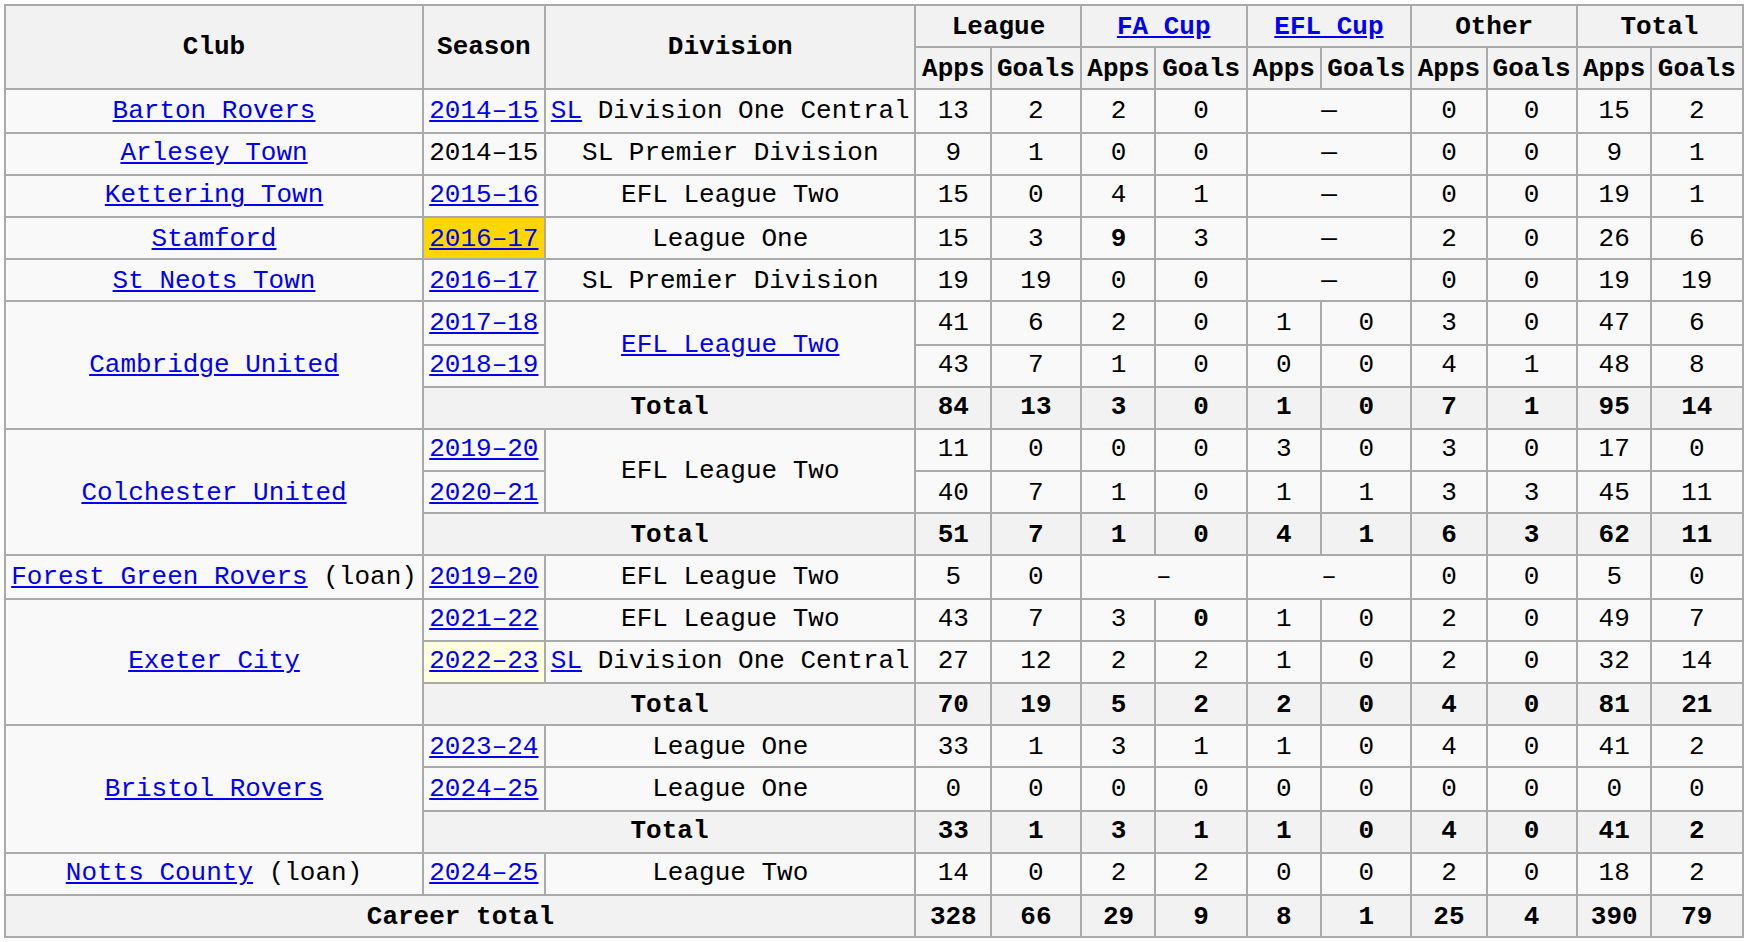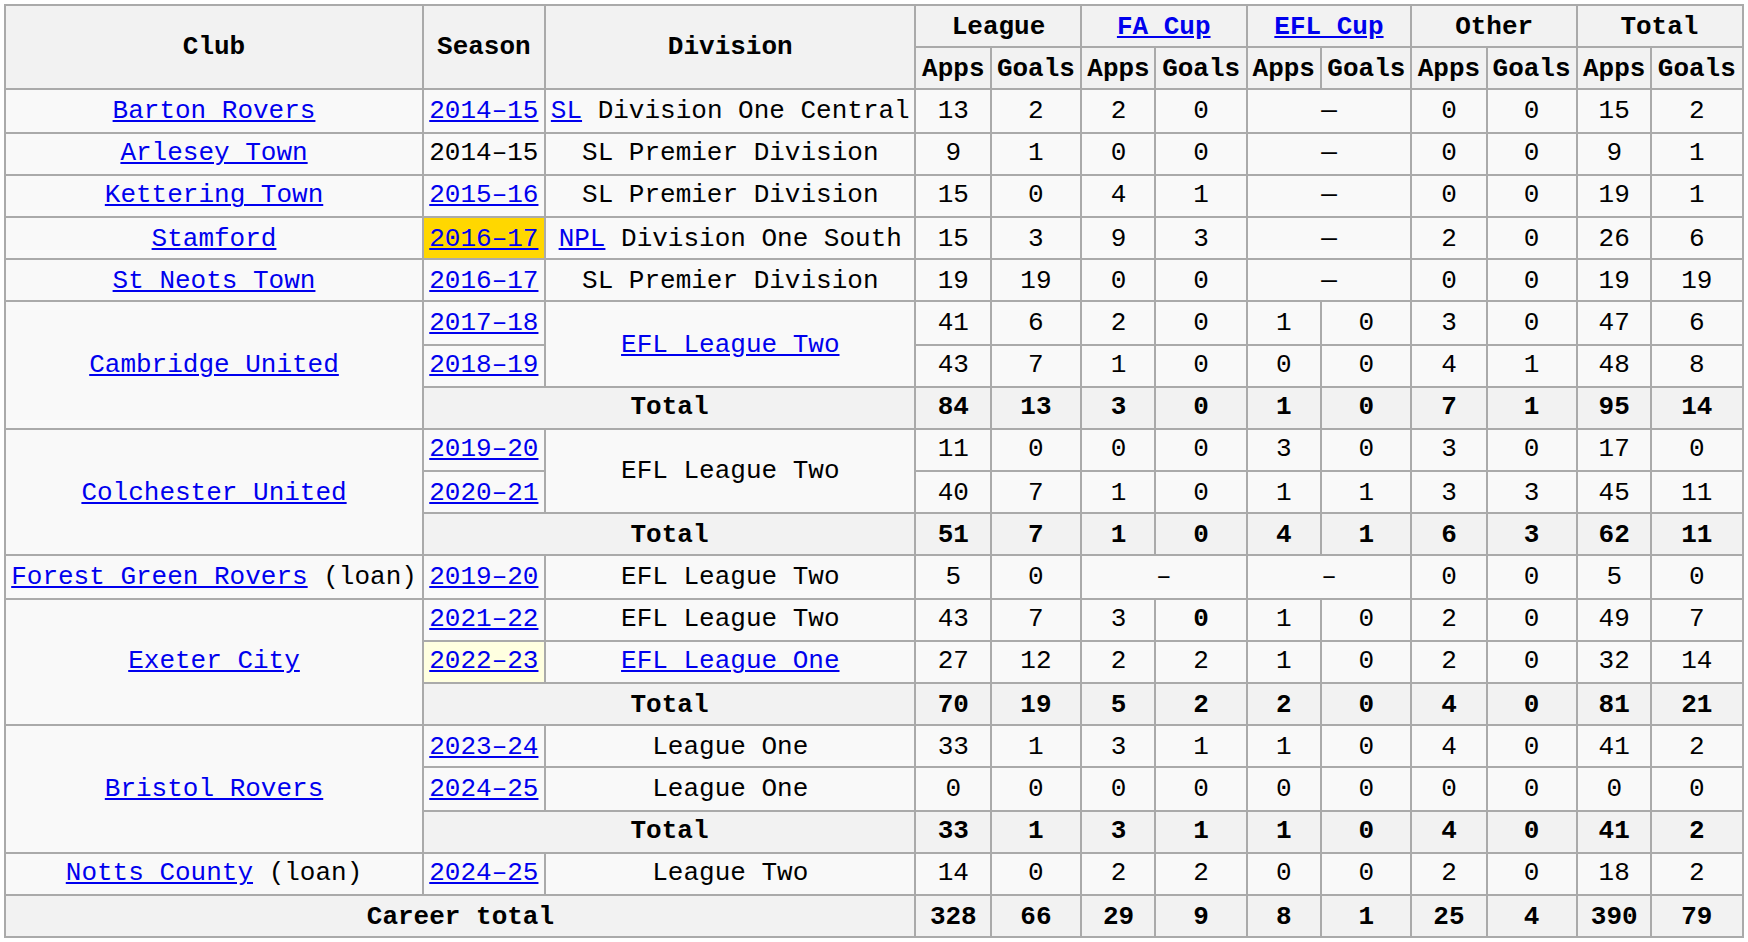(730, 196) EFL League Two -> (730, 196) SL Premier Division
(730, 238) League One -> (730, 238) NPL Division One South
(1119, 238) bold -> (1119, 238) normal
(730, 662) SL Division One Central -> (730, 662) EFL League One
